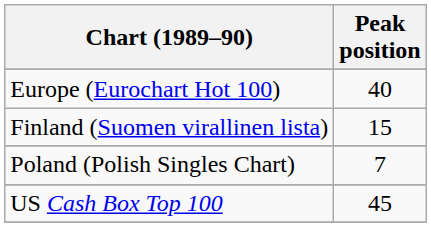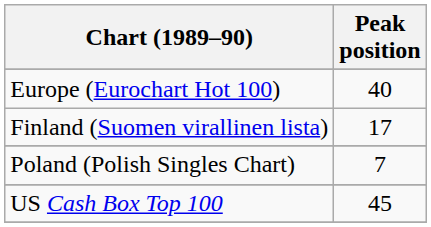(380, 126) 15 -> (380, 126) 17
